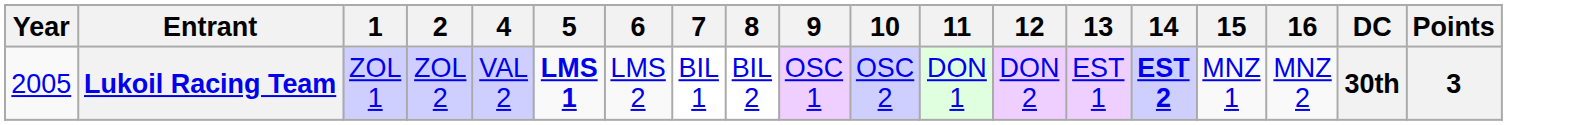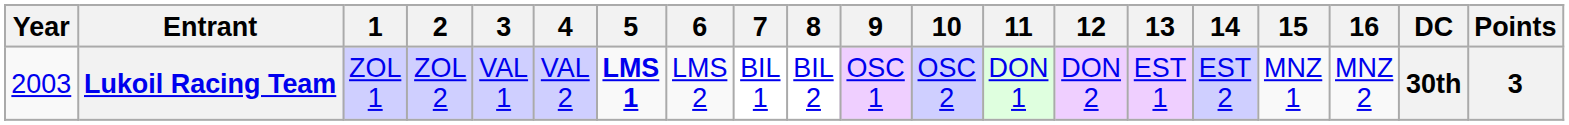+ column: (504, 26)
(41, 83) 2005 -> (41, 83) 2003
(1163, 83) bold -> (1225, 83) normal
